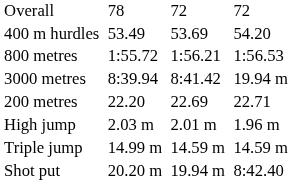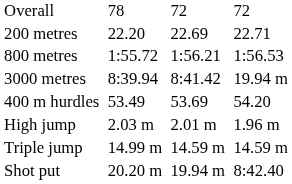rows swapped: (41, 101) <-> (52, 33)
